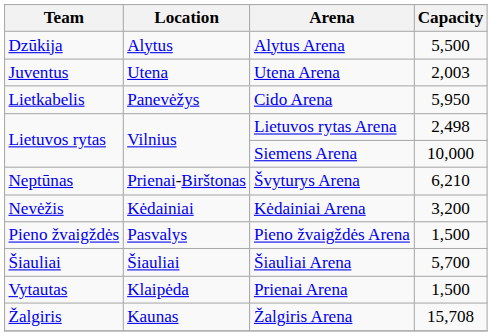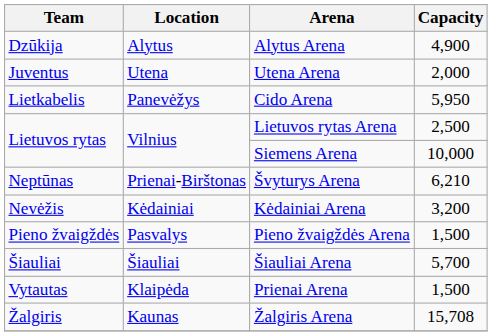(451, 45) 5,500 -> (451, 45) 4,900
(451, 72) 2,003 -> (451, 72) 2,000
(451, 126) 2,498 -> (451, 126) 2,500
